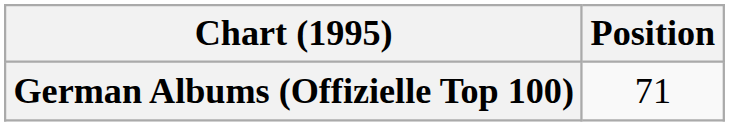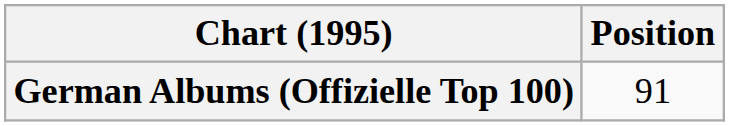(653, 90) 71 -> (653, 90) 91
